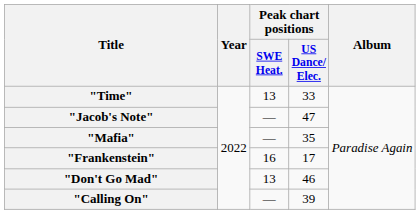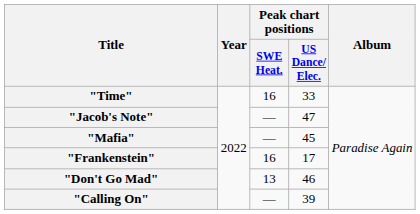(269, 96) 13 -> (269, 96) 16
(309, 137) 35 -> (309, 137) 45
